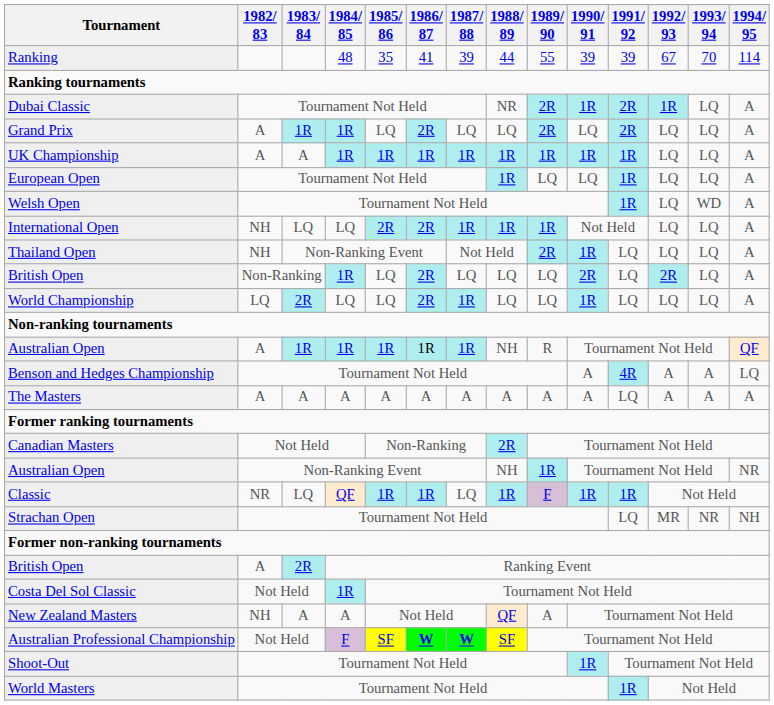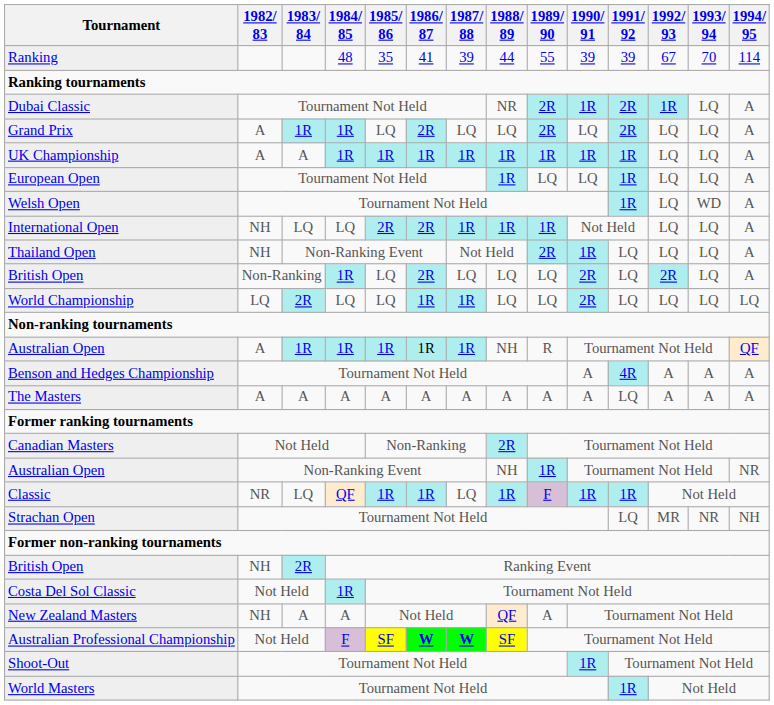(426, 300) 2R -> (426, 300) 1R
(588, 300) 1R -> (588, 300) 2R
(749, 300) A -> (749, 300) LQ
(749, 372) LQ -> (749, 372) A
(260, 566) A -> (260, 566) NH
